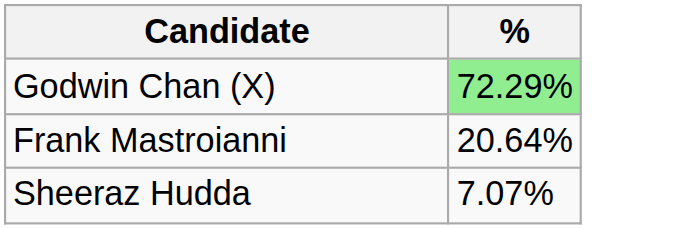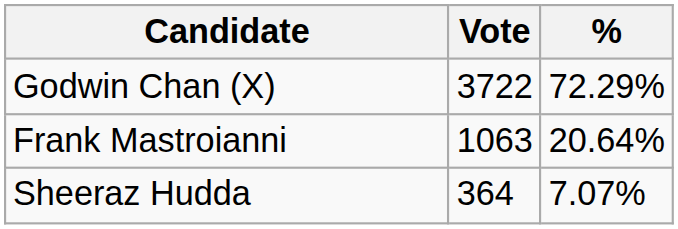+ column: (495, 31)
(515, 85) lightgreen background -> (607, 85) no background
